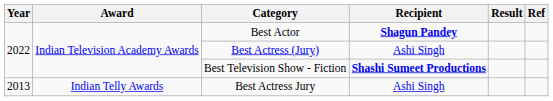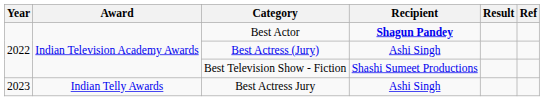(419, 68) bold -> (415, 68) normal
(19, 86) 2013 -> (19, 86) 2023
